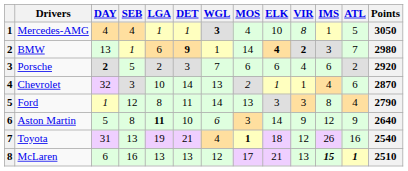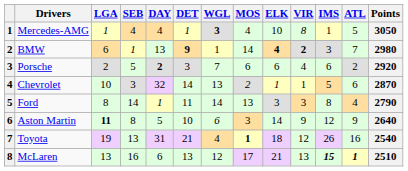columns swapped: (105, 13) <-> (159, 13)
(329, 84) 4 -> (329, 84) 5
(132, 102) 12 -> (133, 102) 14
